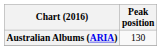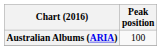(138, 38) 130 -> (138, 38) 100
